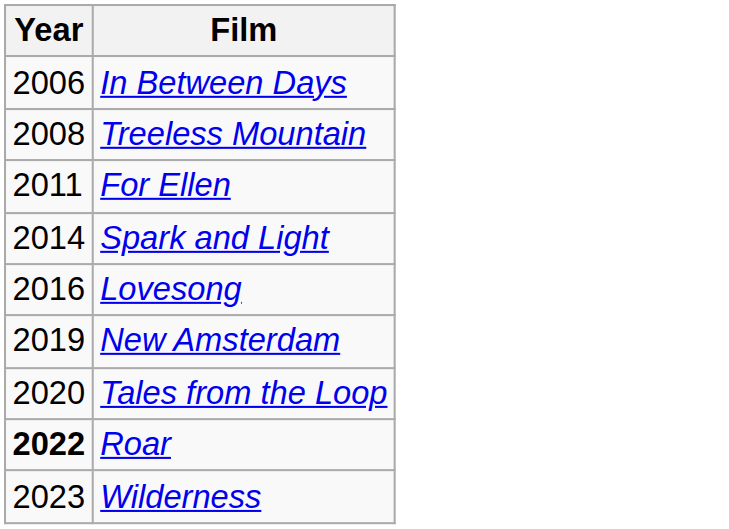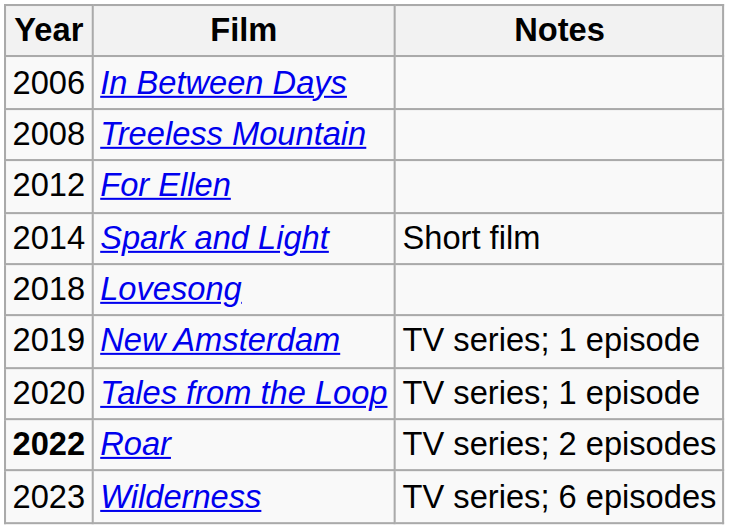+ column: (559, 30)
(48, 185) 2011 -> (49, 185) 2012
(49, 289) 2016 -> (49, 289) 2018
